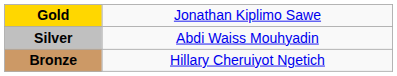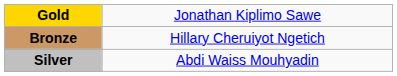rows swapped: (53, 37) <-> (53, 60)
